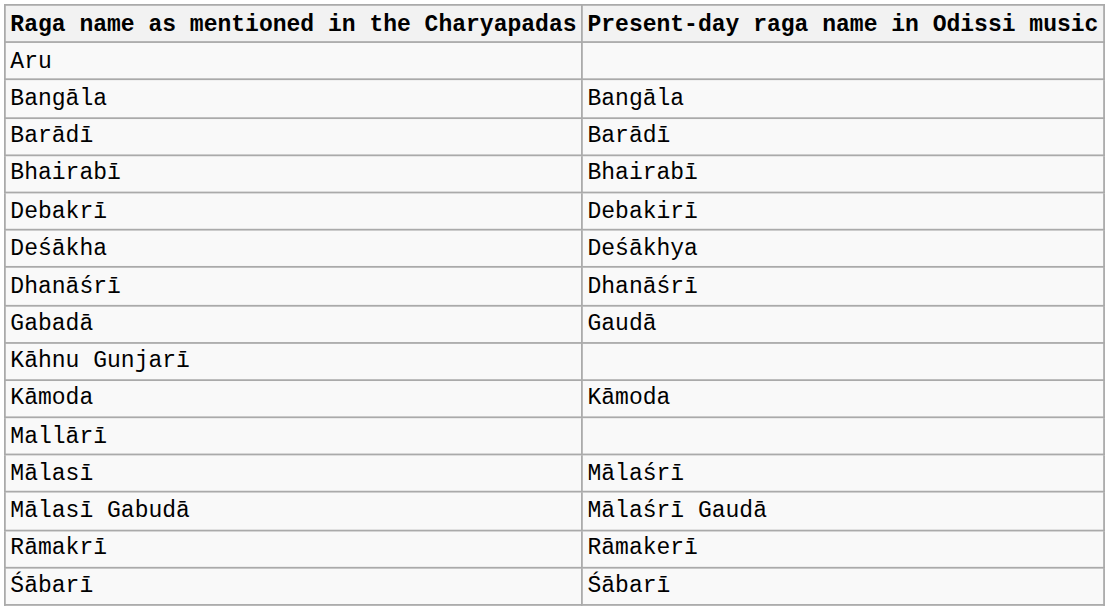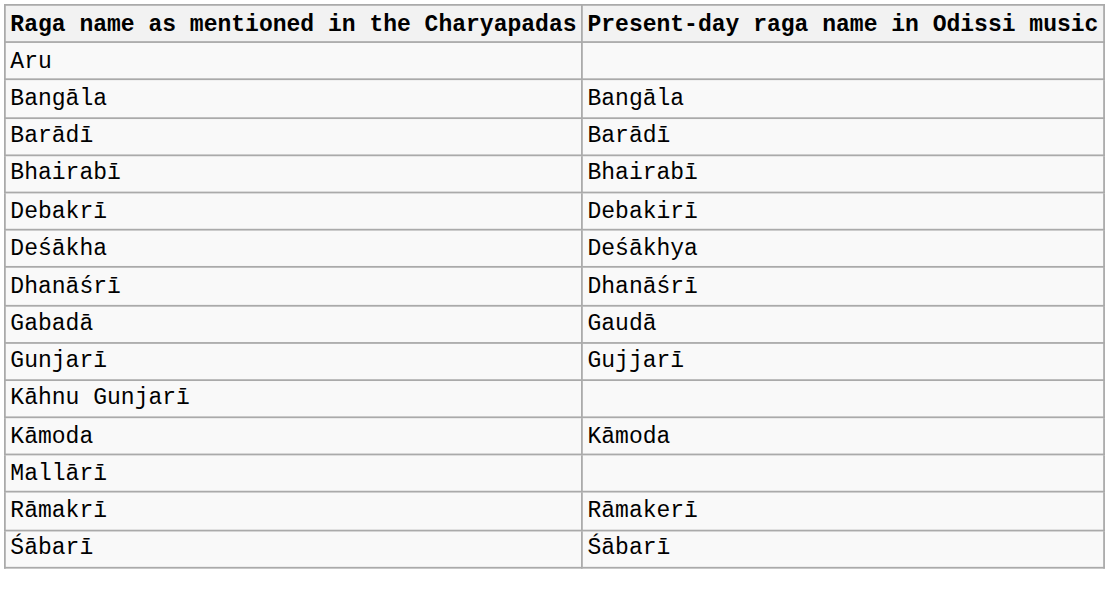+ row: (59, 361)
- row: (52, 474)
- row: (100, 511)
